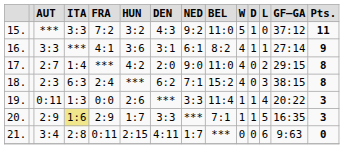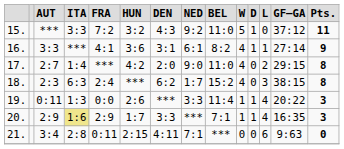(193, 83) 7:1 -> (193, 83) 1:7
(265, 117) 5 -> (265, 117) 4
(193, 135) 1:7 -> (193, 135) 7:1
